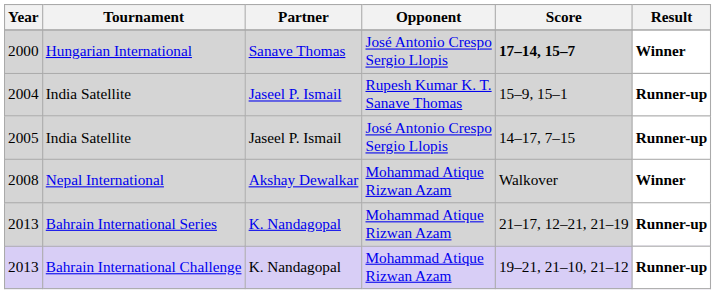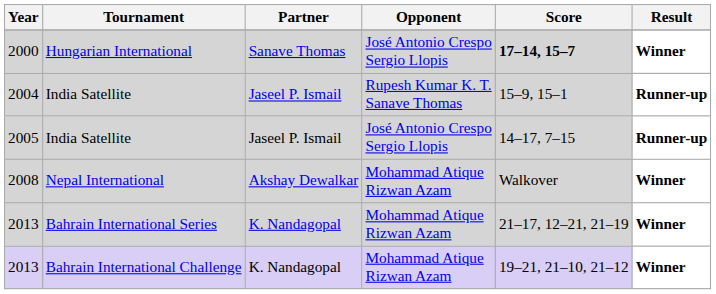(671, 224) Runner-up -> (661, 224) Winner
(671, 267) Runner-up -> (661, 267) Winner
